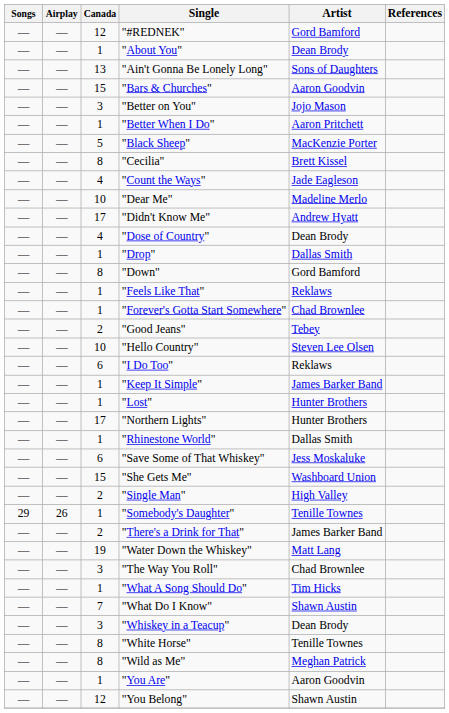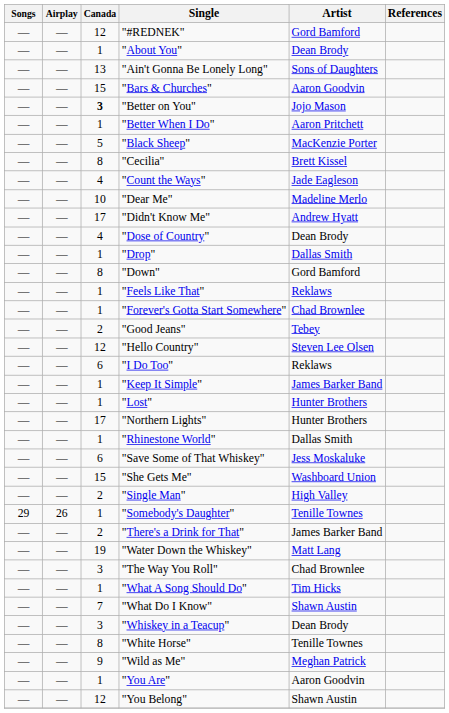(100, 106) normal -> (100, 106) bold
(100, 347) 10 -> (100, 347) 12
(100, 662) 8 -> (100, 662) 9
